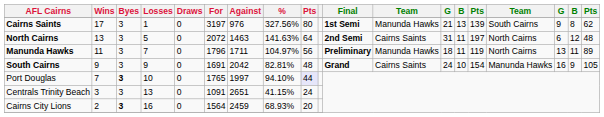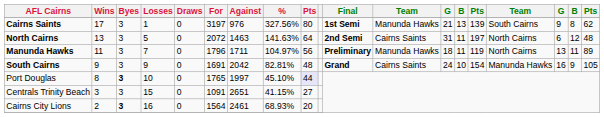(97, 78) 7 -> (97, 78) 8
(280, 78) 94.10% -> (280, 78) 45.10%
(148, 92) 13 -> (148, 92) 15
(308, 92) 24 -> (308, 92) 27
(239, 105) 2459 -> (239, 105) 2461
